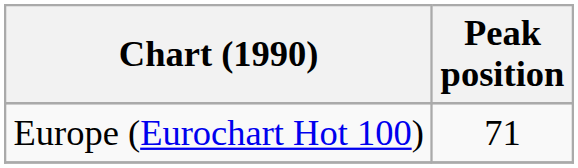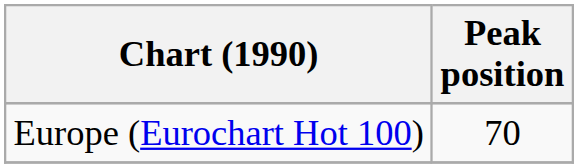(502, 132) 71 -> (502, 132) 70
